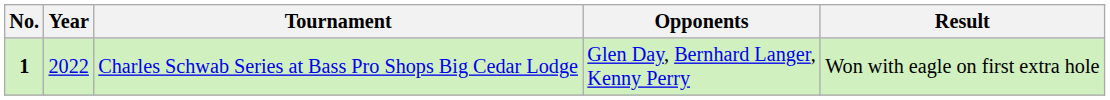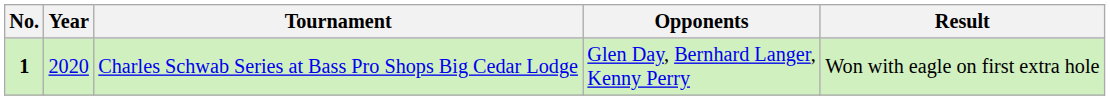(69, 66) 2022 -> (69, 66) 2020
